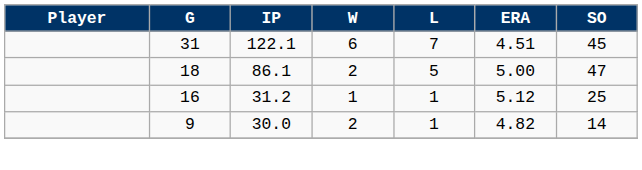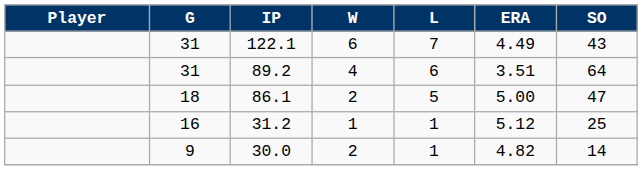(515, 45) 4.51 -> (515, 45) 4.49
(597, 45) 45 -> (597, 45) 43
+ row: (271, 71)
